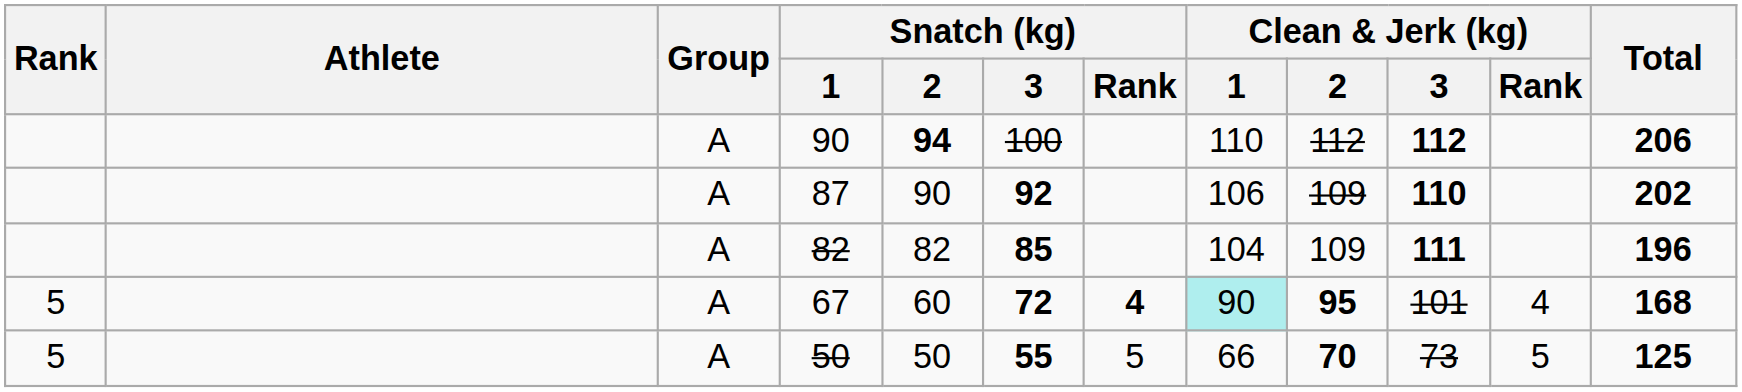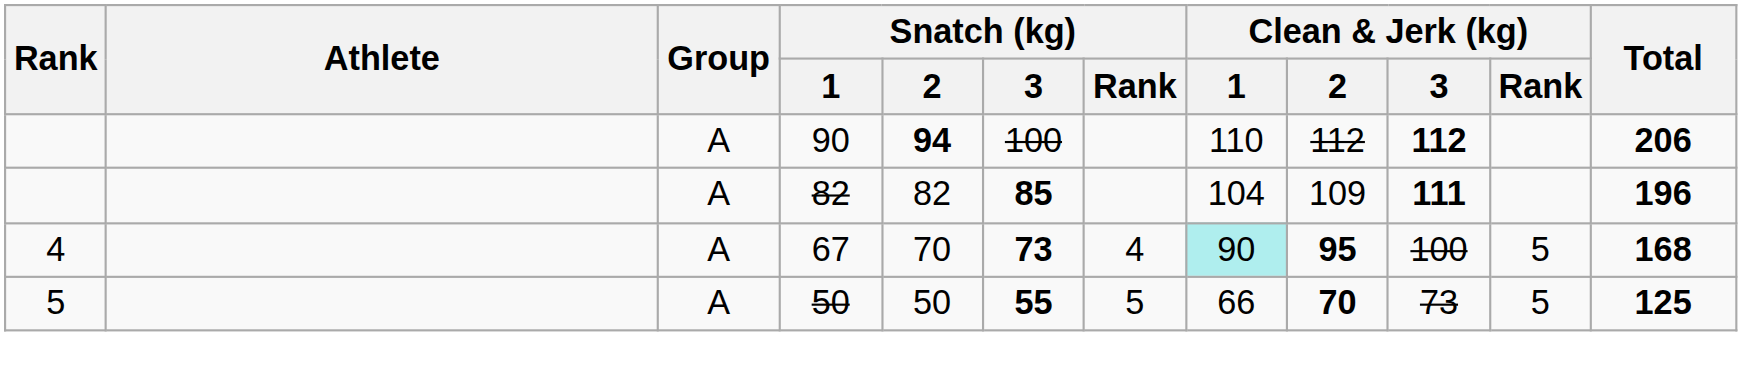- row: (831, 194)
(56, 303) 5 -> (56, 248) 4
(932, 303) 60 -> (932, 248) 70
(1033, 303) 72 -> (1033, 248) 73
(1135, 303) bold -> (1135, 248) normal
(1439, 303) 101 -> (1439, 248) 100
(1540, 303) 4 -> (1540, 248) 5
